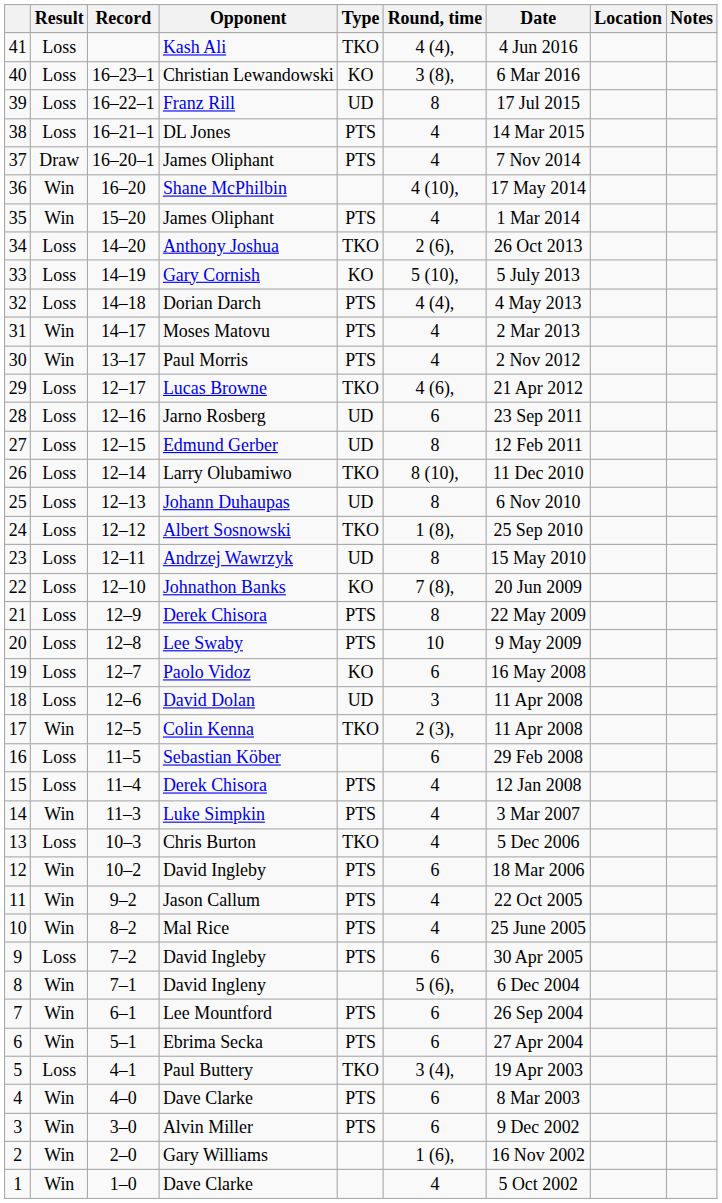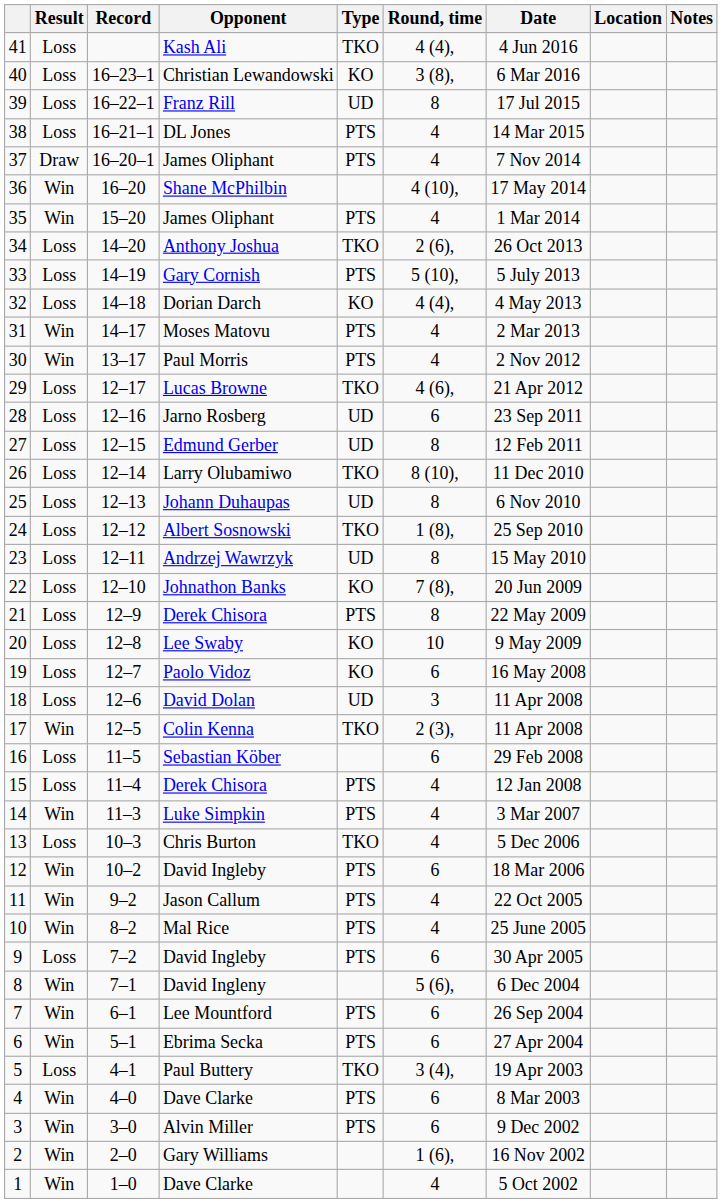(361, 274) KO -> (361, 274) PTS
(361, 302) PTS -> (361, 302) KO
(361, 643) PTS -> (361, 643) KO
